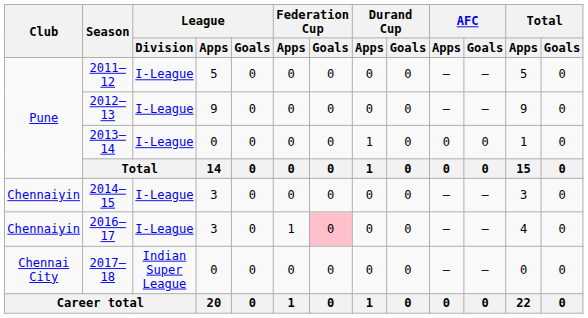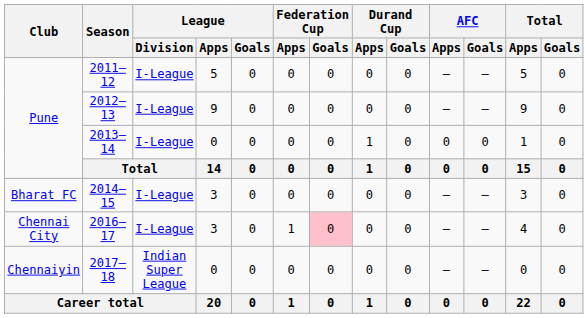(44, 195) Chennaiyin -> (44, 195) Bharat FC
(44, 229) Chennaiyin -> (44, 229) Chennai City
(44, 270) Chennai City -> (44, 270) Chennaiyin
